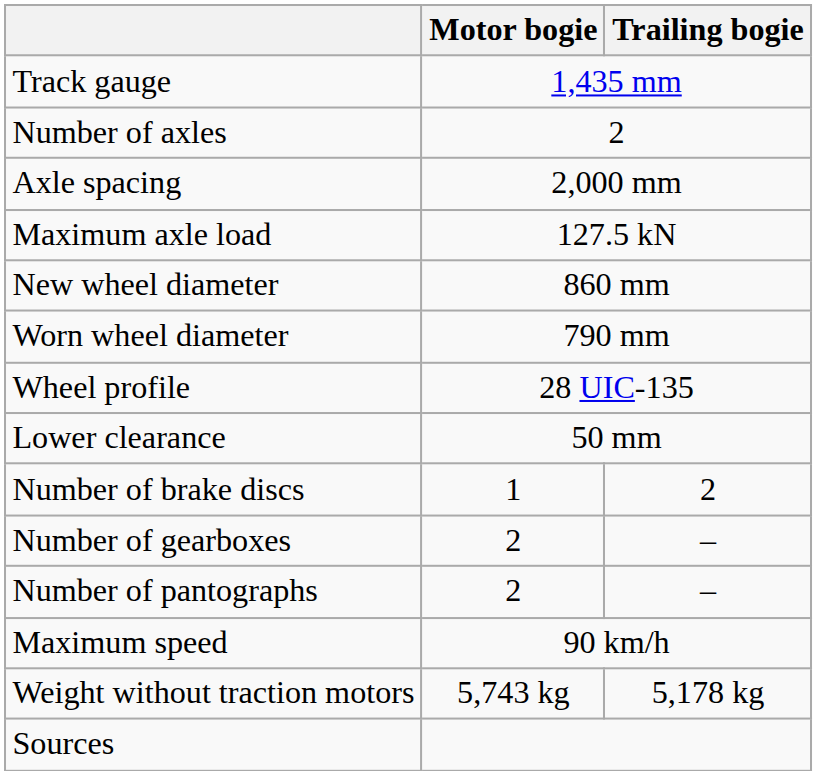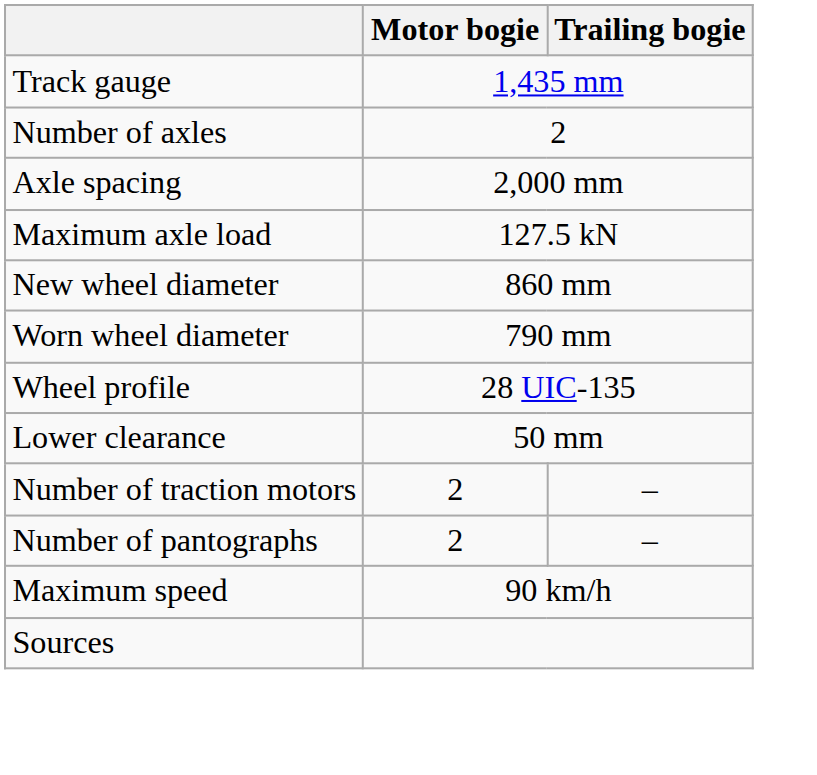- row: (158, 489)
+ row: (184, 489)
- row: (152, 540)
- row: (213, 693)
